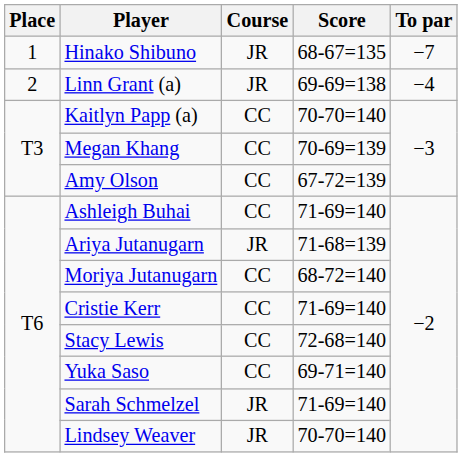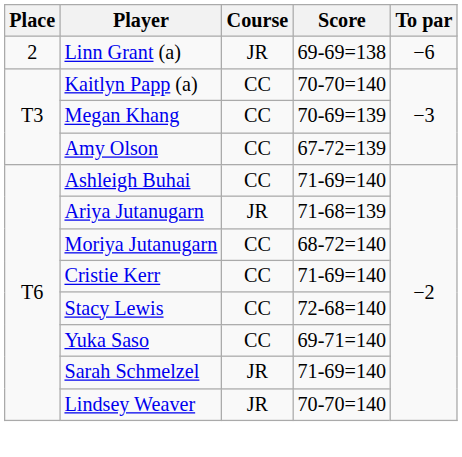- row: (130, 52)
(424, 84) −4 -> (424, 52) −6
